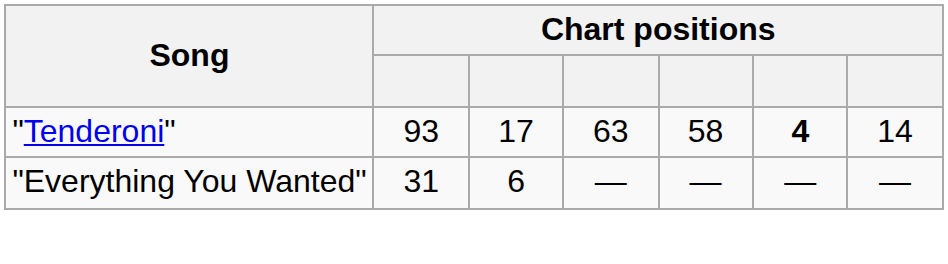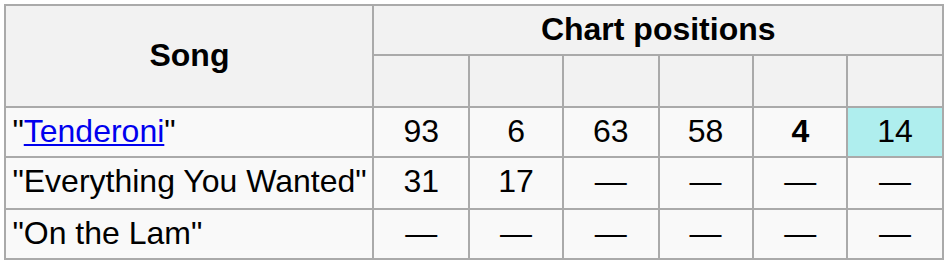(516, 131) 17 -> (516, 131) 6
(895, 131) no background -> (895, 131) paleturquoise background
(516, 182) 6 -> (516, 182) 17
+ row: (107, 232)
